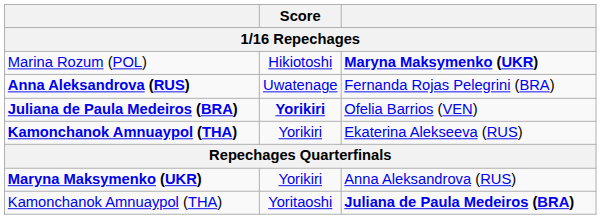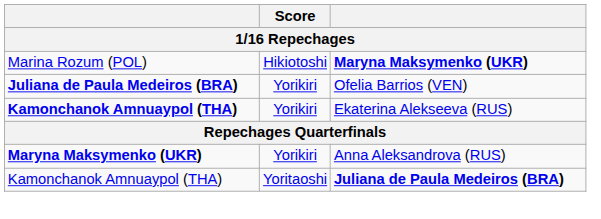- row: (449, 86)
(300, 109) bold -> (295, 86) normal
